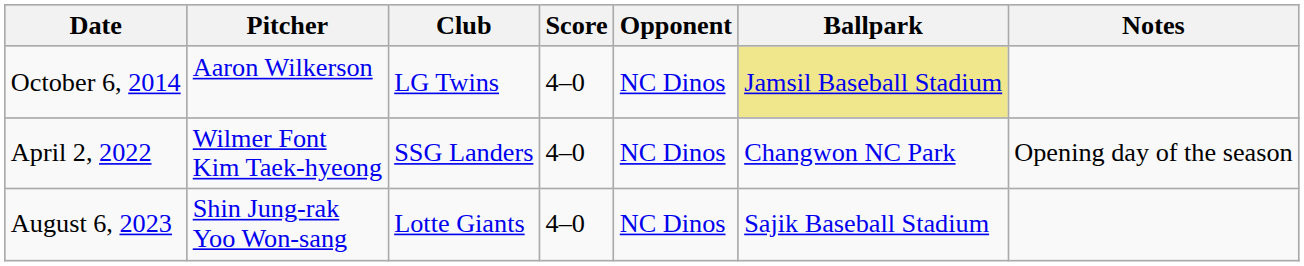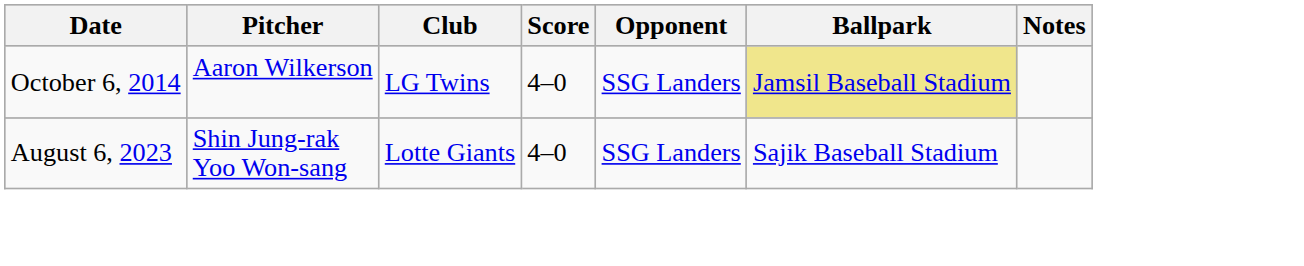(673, 81) NC Dinos -> (671, 81) SSG Landers
- row: (81, 152)
(673, 223) NC Dinos -> (671, 152) SSG Landers
